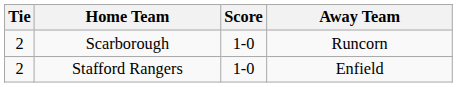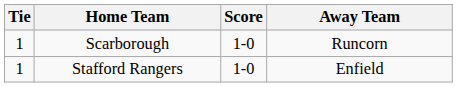(19, 43) 2 -> (19, 43) 1
(19, 69) 2 -> (19, 69) 1
